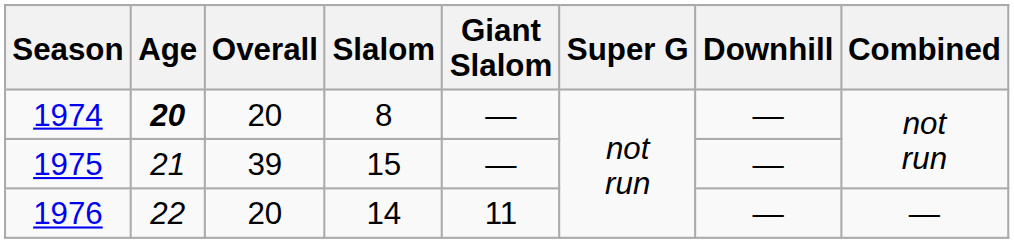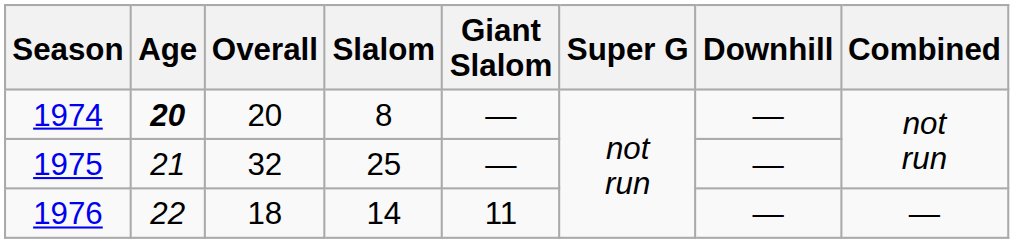(265, 164) 39 -> (265, 164) 32
(384, 164) 15 -> (384, 164) 25
(265, 214) 20 -> (265, 214) 18
